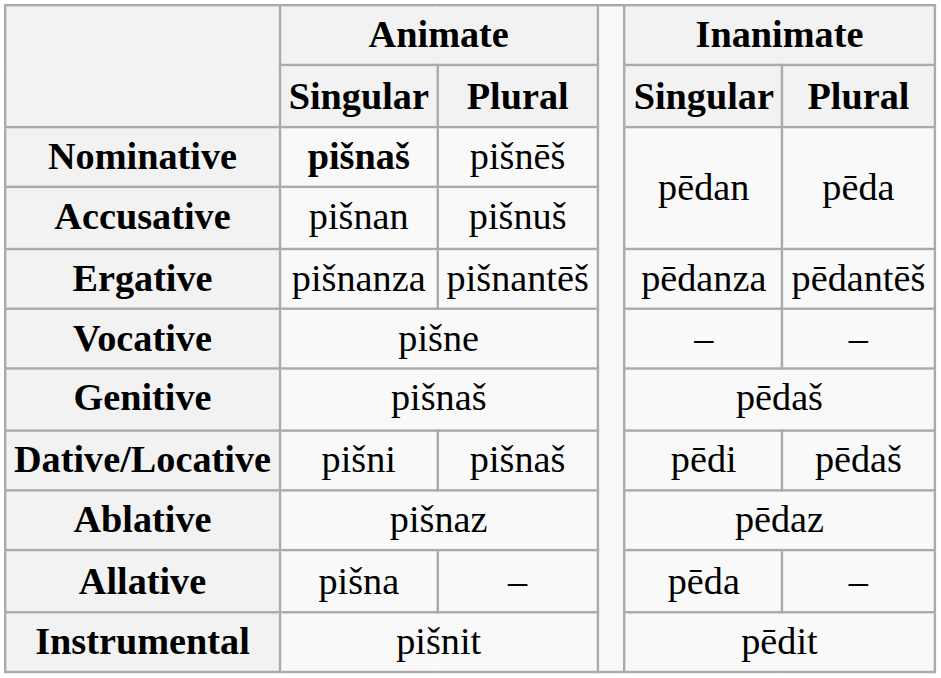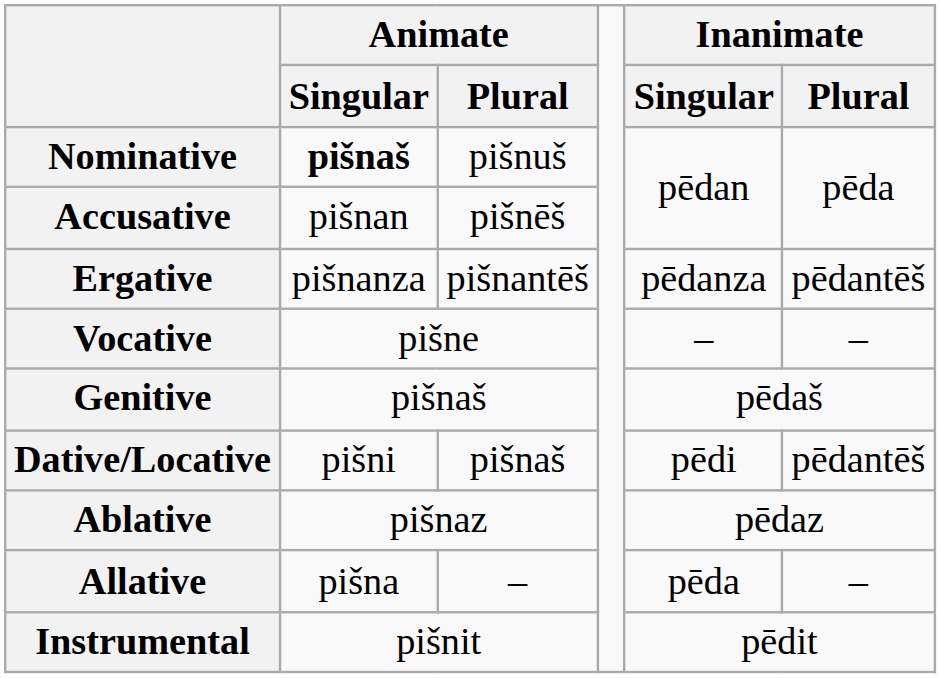(518, 156) pišnēš -> (518, 156) pišnuš
(518, 216) pišnuš -> (518, 216) pišnēš
(858, 459) pēdaš -> (858, 459) pēdantēš
